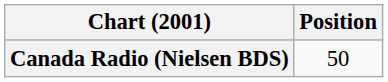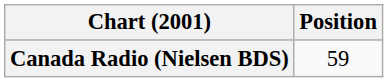(338, 58) 50 -> (338, 58) 59
